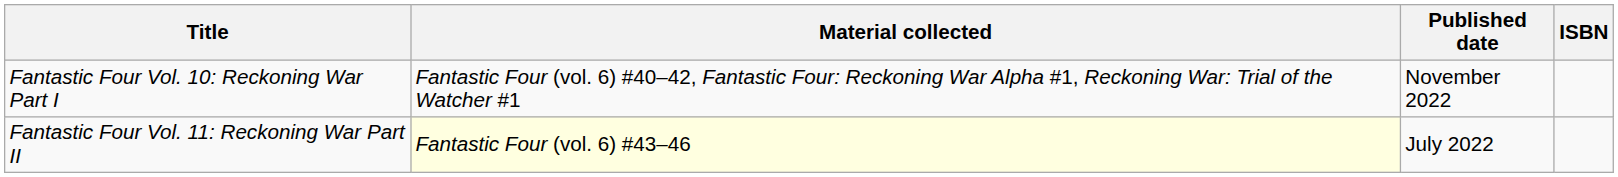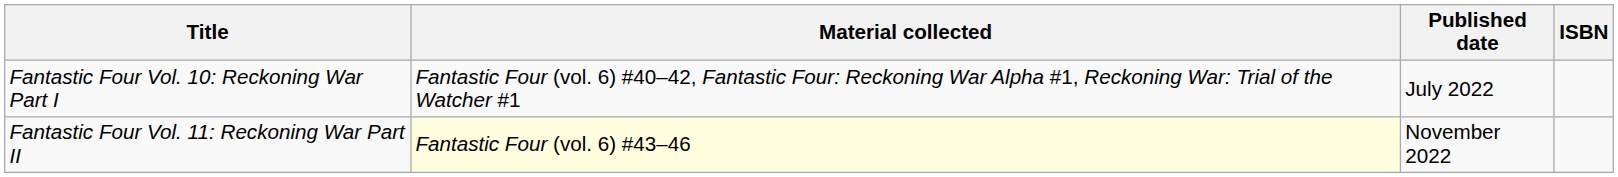(1453, 88) November 2022 -> (1449, 88) July 2022
(1449, 144) July 2022 -> (1453, 144) November 2022
